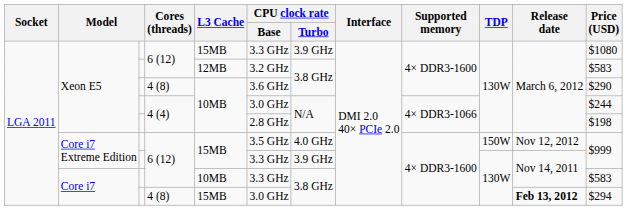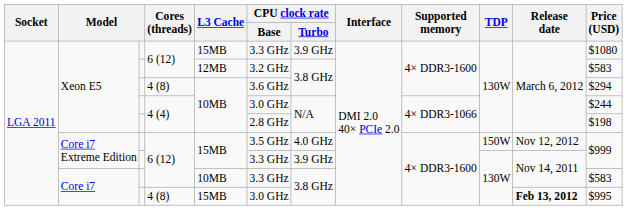(600, 86) $290 -> (600, 86) $294
(600, 196) $294 -> (600, 196) $995
